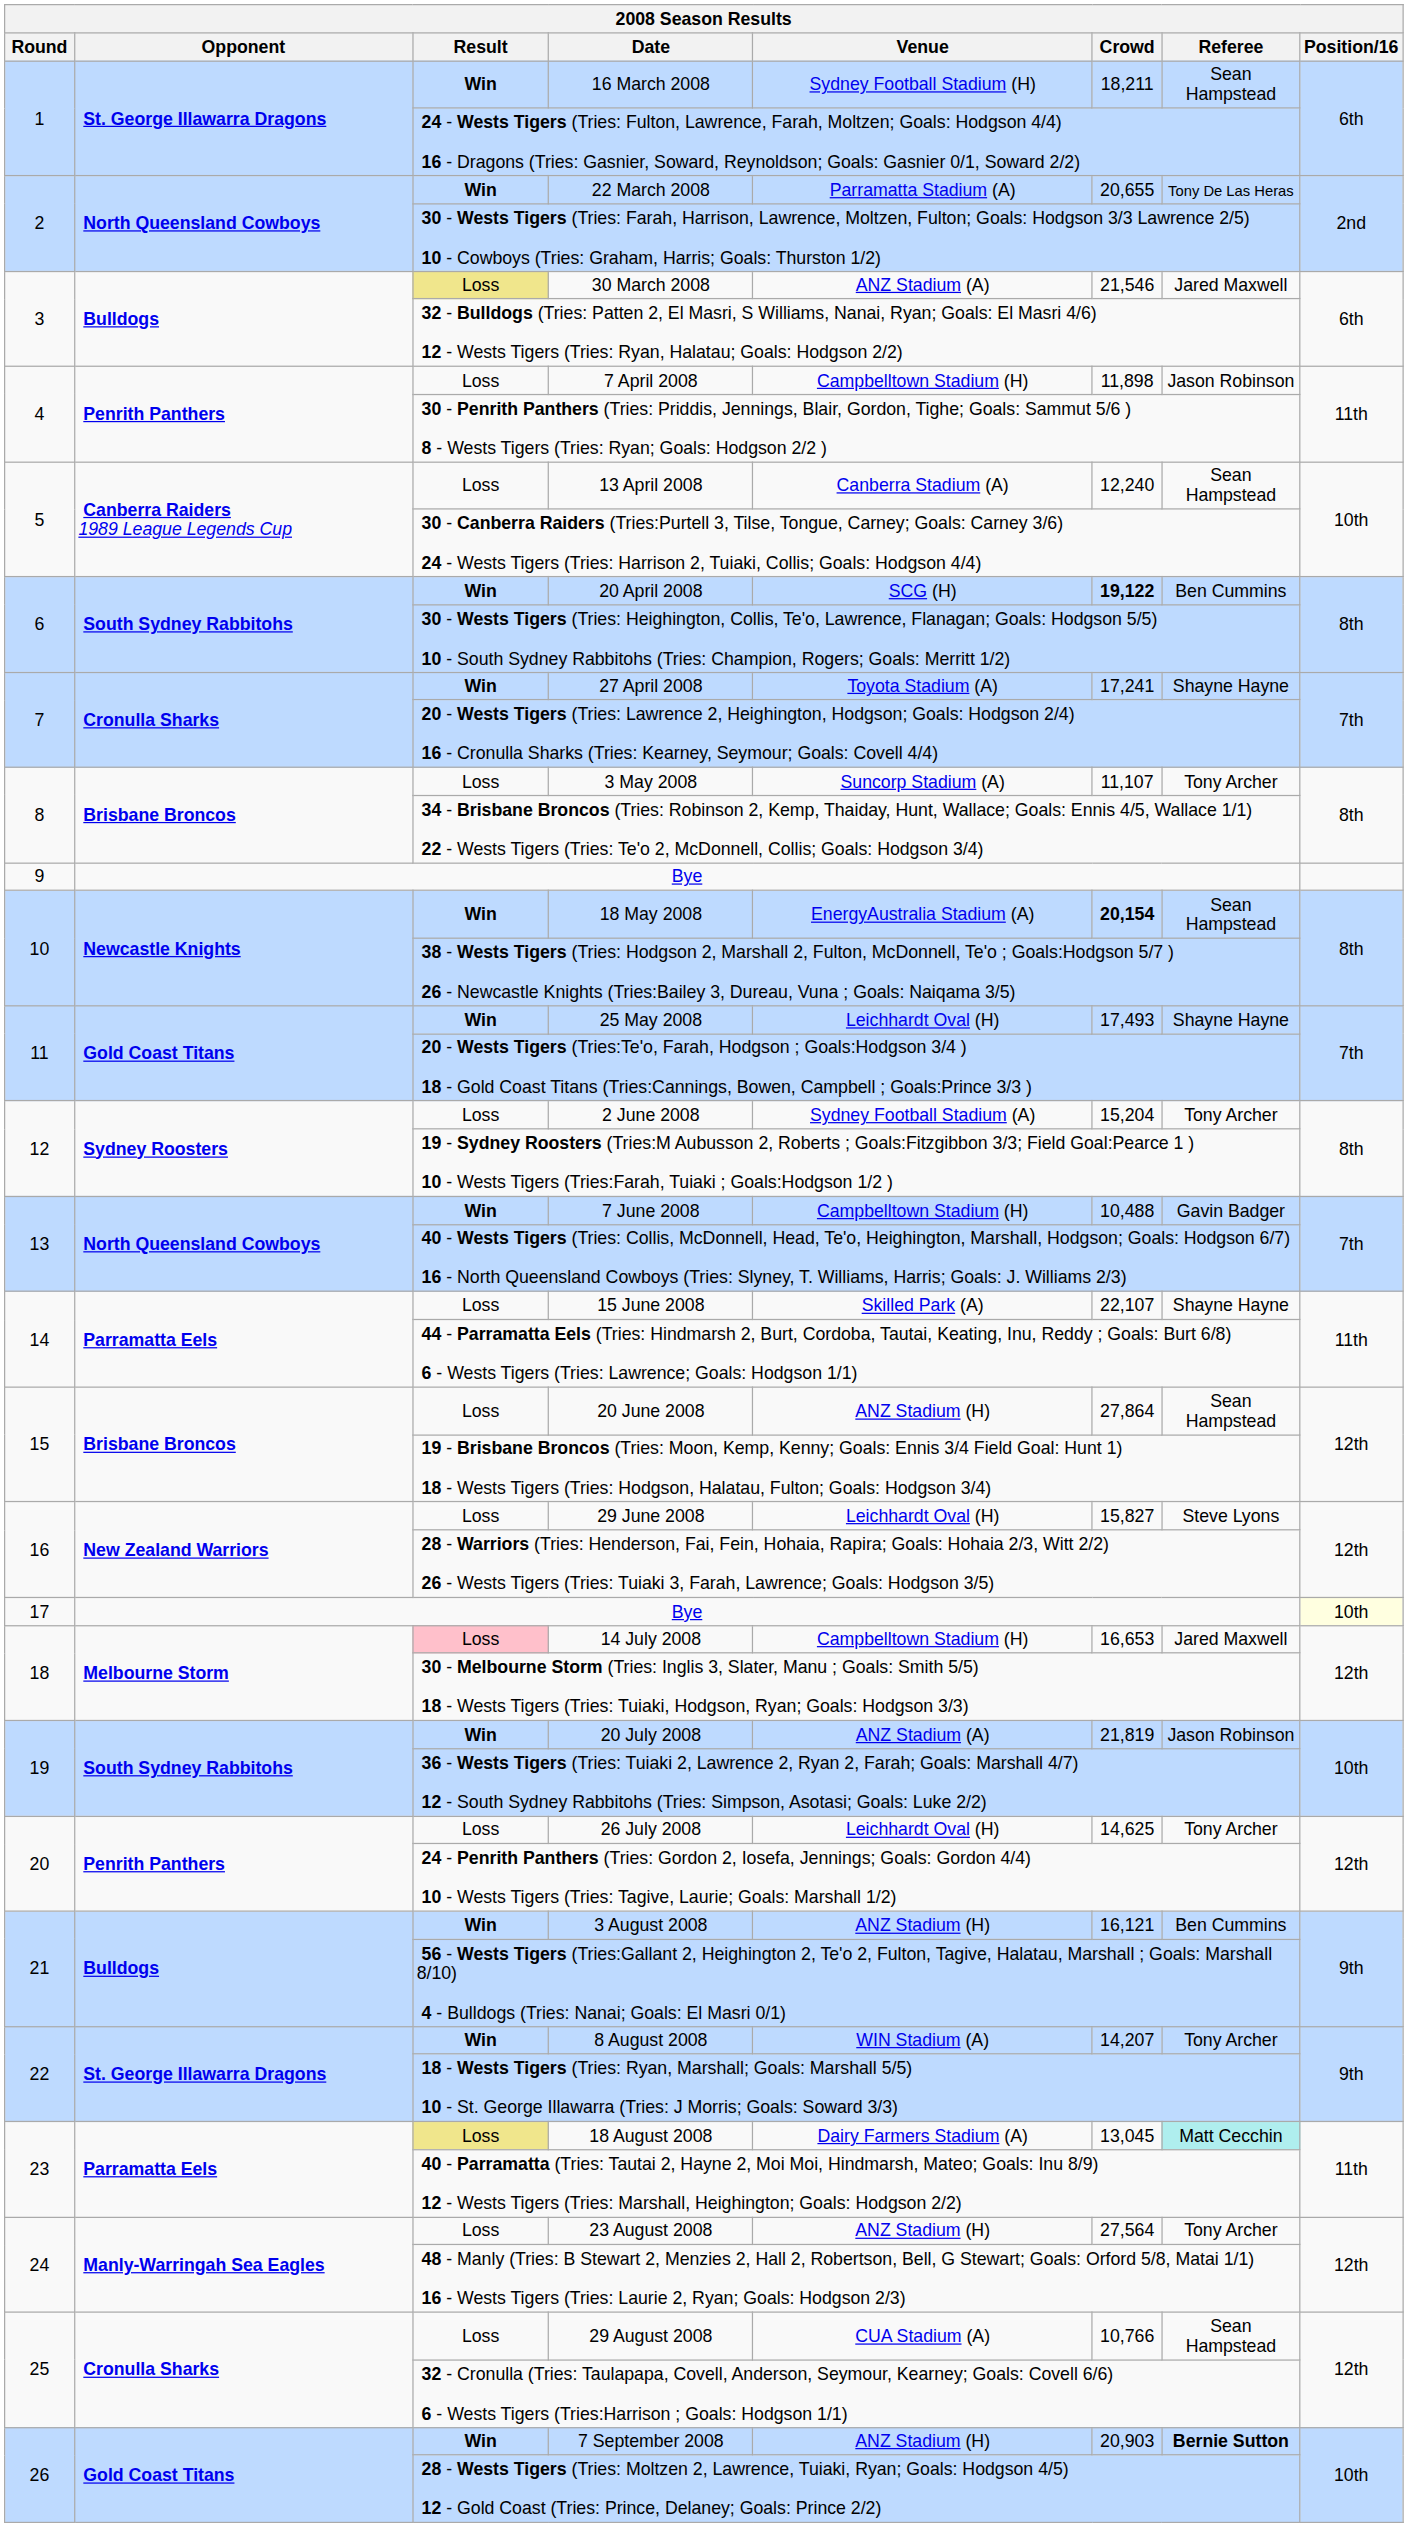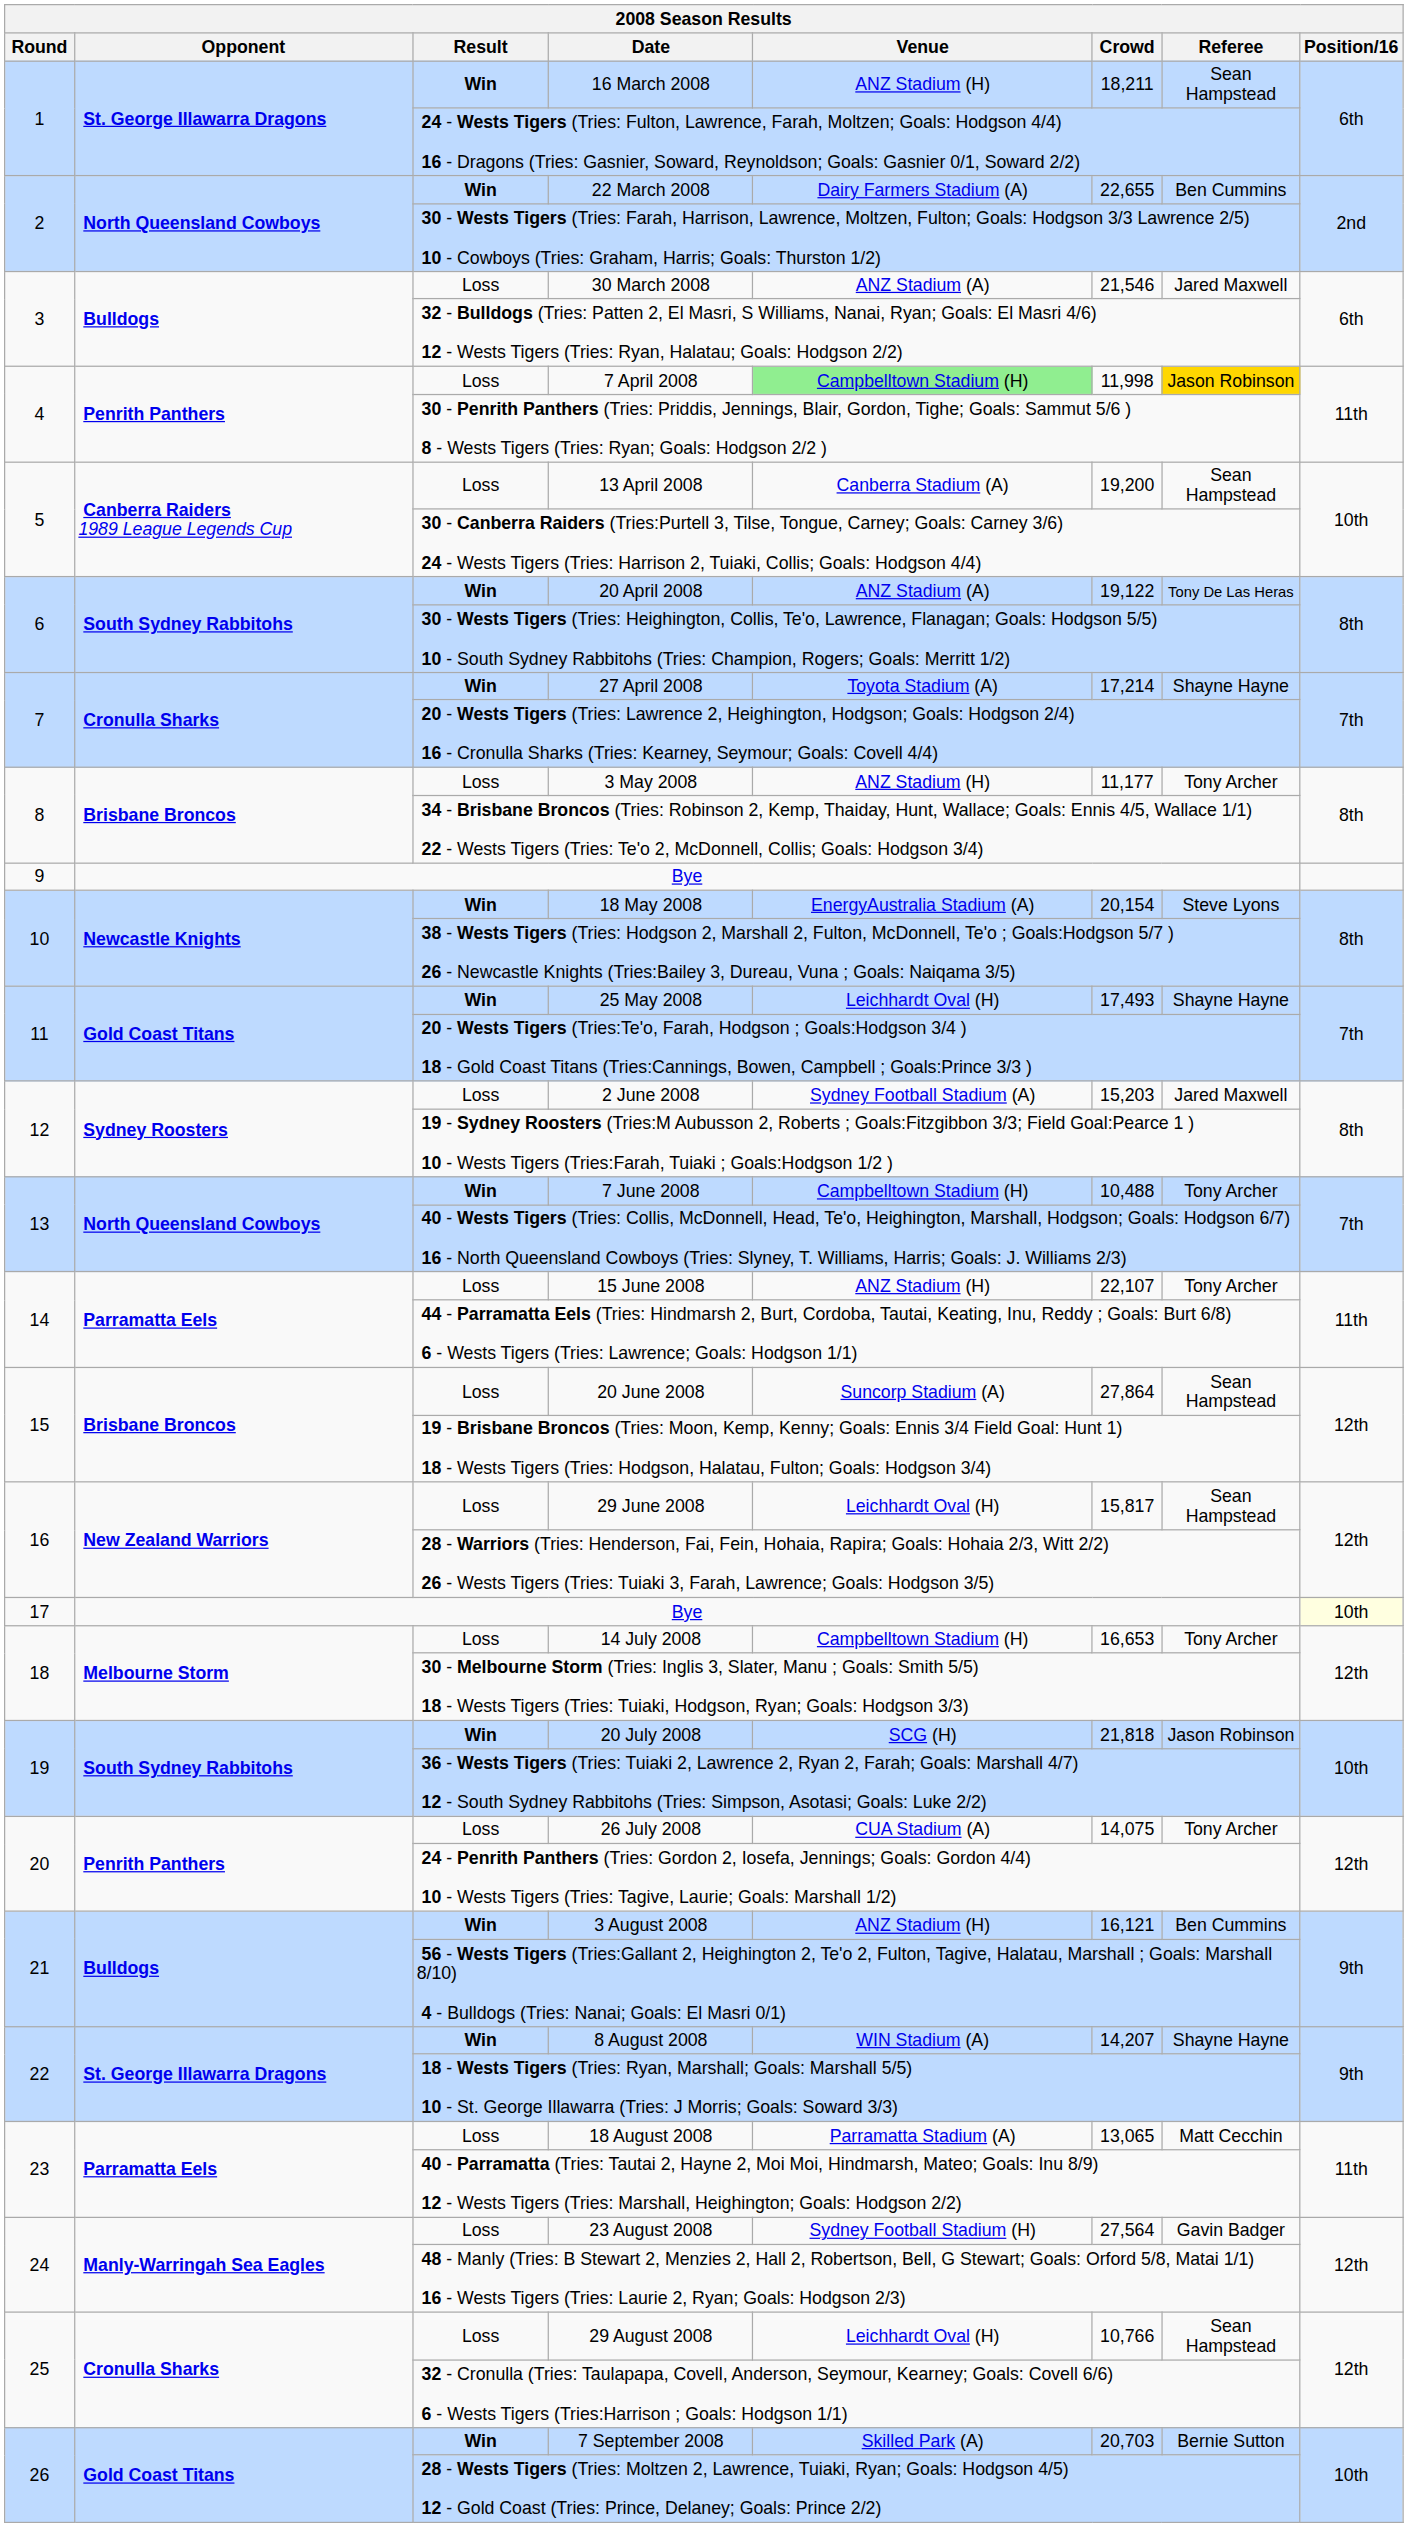(923, 85) Sydney Football Stadium (H) -> (923, 85) ANZ Stadium (H)
(923, 190) Parramatta Stadium (A) -> (923, 190) Dairy Farmers Stadium (A)
(1127, 190) 20,655 -> (1127, 190) 22,655
(1231, 191) Tony De Las Heras -> (1231, 190) Ben Cummins
(481, 285) khaki background -> (481, 285) no background
(923, 381) no background -> (923, 381) lightgreen background
(1127, 381) 11,898 -> (1127, 381) 11,998
(1231, 381) no background -> (1231, 381) gold background
(1127, 486) 12,240 -> (1127, 486) 19,200
(923, 591) SCG (H) -> (923, 591) ANZ Stadium (A)
(1127, 591) bold -> (1127, 591) normal
(1231, 591) Ben Cummins -> (1231, 592) Tony De Las Heras
(1127, 686) 17,241 -> (1127, 686) 17,214
(923, 782) Suncorp Stadium (A) -> (923, 782) ANZ Stadium (H)
(1127, 782) 11,107 -> (1127, 782) 11,177
(1127, 915) bold -> (1127, 905) normal
(1231, 915) Sean Hampstead -> (1231, 905) Steve Lyons
(1127, 1115) 15,204 -> (1127, 1096) 15,203
(1231, 1115) Tony Archer -> (1231, 1096) Jared Maxwell
(1231, 1211) Gavin Badger -> (1231, 1191) Tony Archer
(923, 1306) Skilled Park (A) -> (923, 1286) ANZ Stadium (H)
(1231, 1306) Shayne Hayne -> (1231, 1286) Tony Archer
(923, 1411) ANZ Stadium (H) -> (923, 1391) Suncorp Stadium (A)
(1127, 1516) 15,827 -> (1127, 1506) 15,817
(1231, 1516) Steve Lyons -> (1231, 1506) Sean Hampstead
(481, 1640) pink background -> (481, 1640) no background
(1231, 1640) Jared Maxwell -> (1231, 1640) Tony Archer
(923, 1735) ANZ Stadium (A) -> (923, 1735) SCG (H)
(1127, 1735) 21,819 -> (1127, 1735) 21,818
(923, 1830) Leichhardt Oval (H) -> (923, 1830) CUA Stadium (A)
(1127, 1830) 14,625 -> (1127, 1830) 14,075
(1231, 2041) Tony Archer -> (1231, 2041) Shayne Hayne
(481, 2136) khaki background -> (481, 2136) no background
(923, 2136) Dairy Farmers Stadium (A) -> (923, 2136) Parramatta Stadium (A)
(1127, 2136) 13,045 -> (1127, 2136) 13,065
(1231, 2136) paleturquoise background -> (1231, 2136) no background
(923, 2231) ANZ Stadium (H) -> (923, 2231) Sydney Football Stadium (H)
(1231, 2231) Tony Archer -> (1231, 2231) Gavin Badger
(923, 2336) CUA Stadium (A) -> (923, 2336) Leichhardt Oval (H)
(923, 2441) ANZ Stadium (H) -> (923, 2441) Skilled Park (A)
(1127, 2441) 20,903 -> (1127, 2441) 20,703
(1231, 2441) bold -> (1231, 2441) normal
